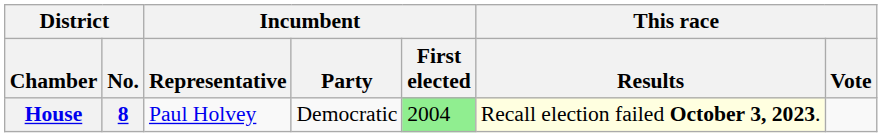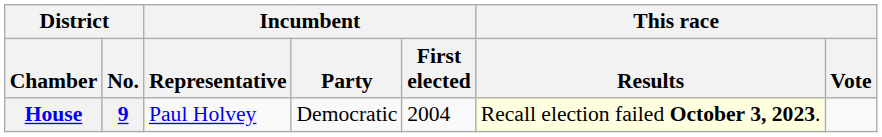(123, 114) 8 -> (123, 114) 9
(429, 114) lightgreen background -> (429, 114) no background
